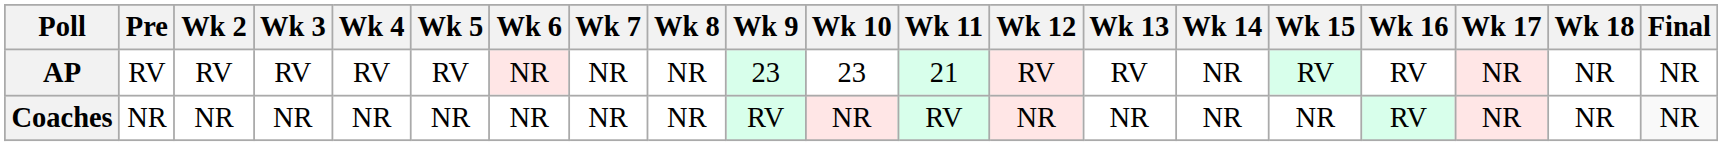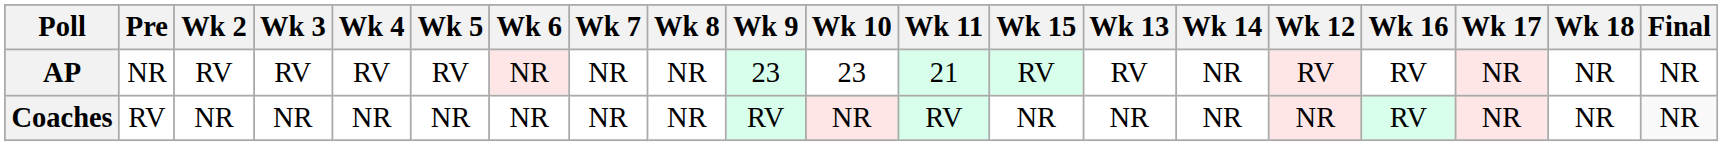columns swapped: (1036, 27) <-> (1315, 27)
(147, 72) RV -> (147, 72) NR
(147, 117) NR -> (147, 117) RV
